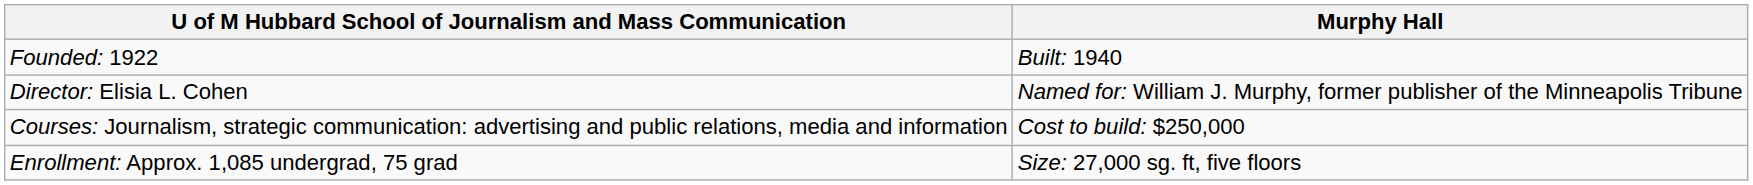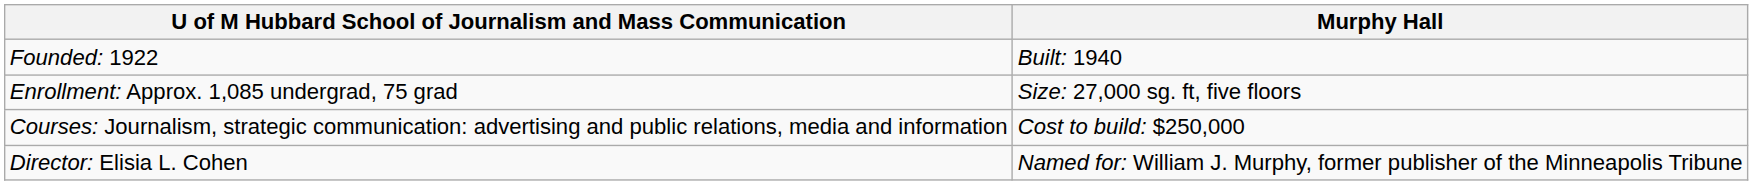rows swapped: (234, 162) <-> (129, 92)
